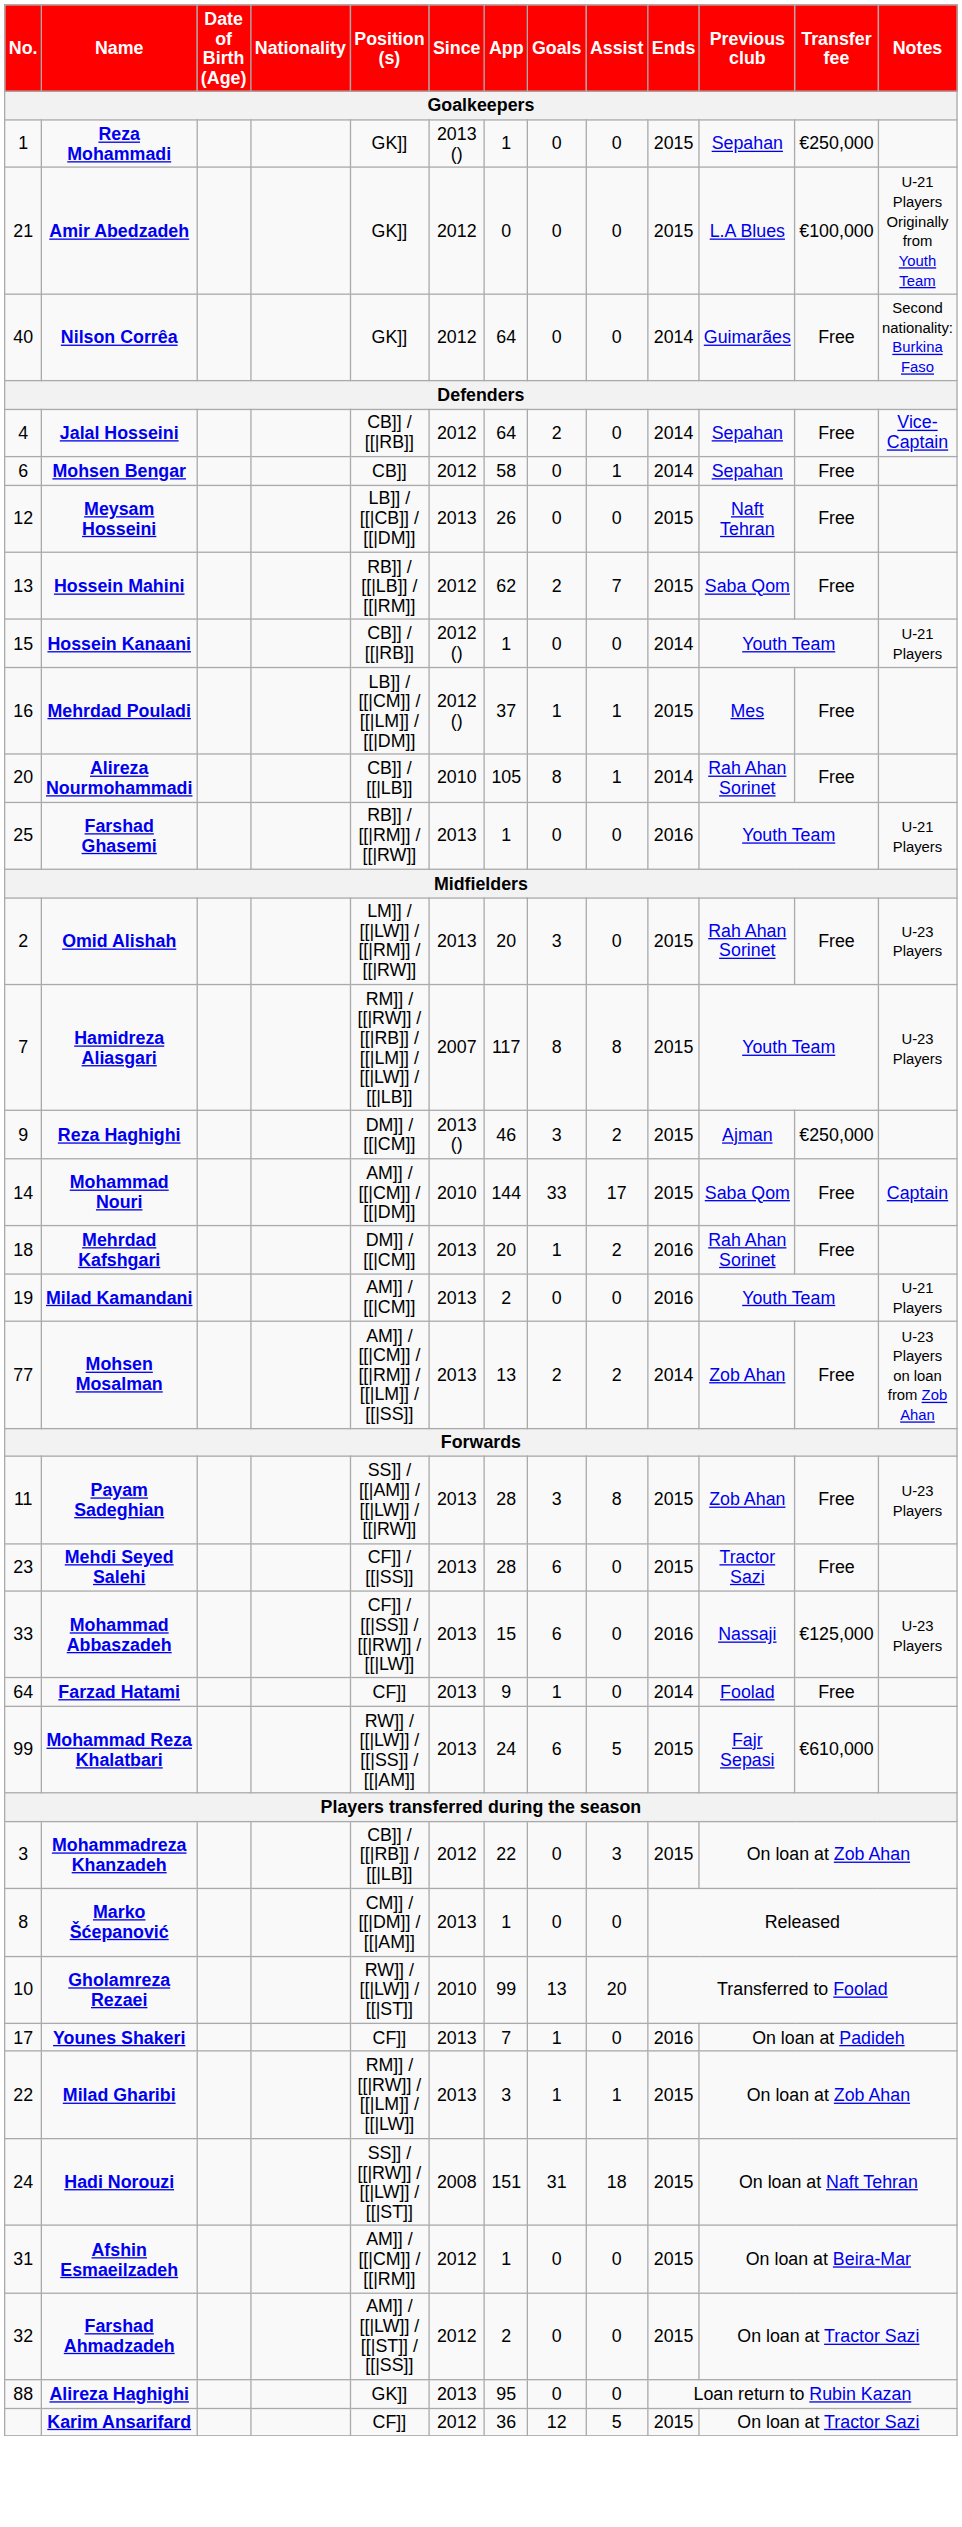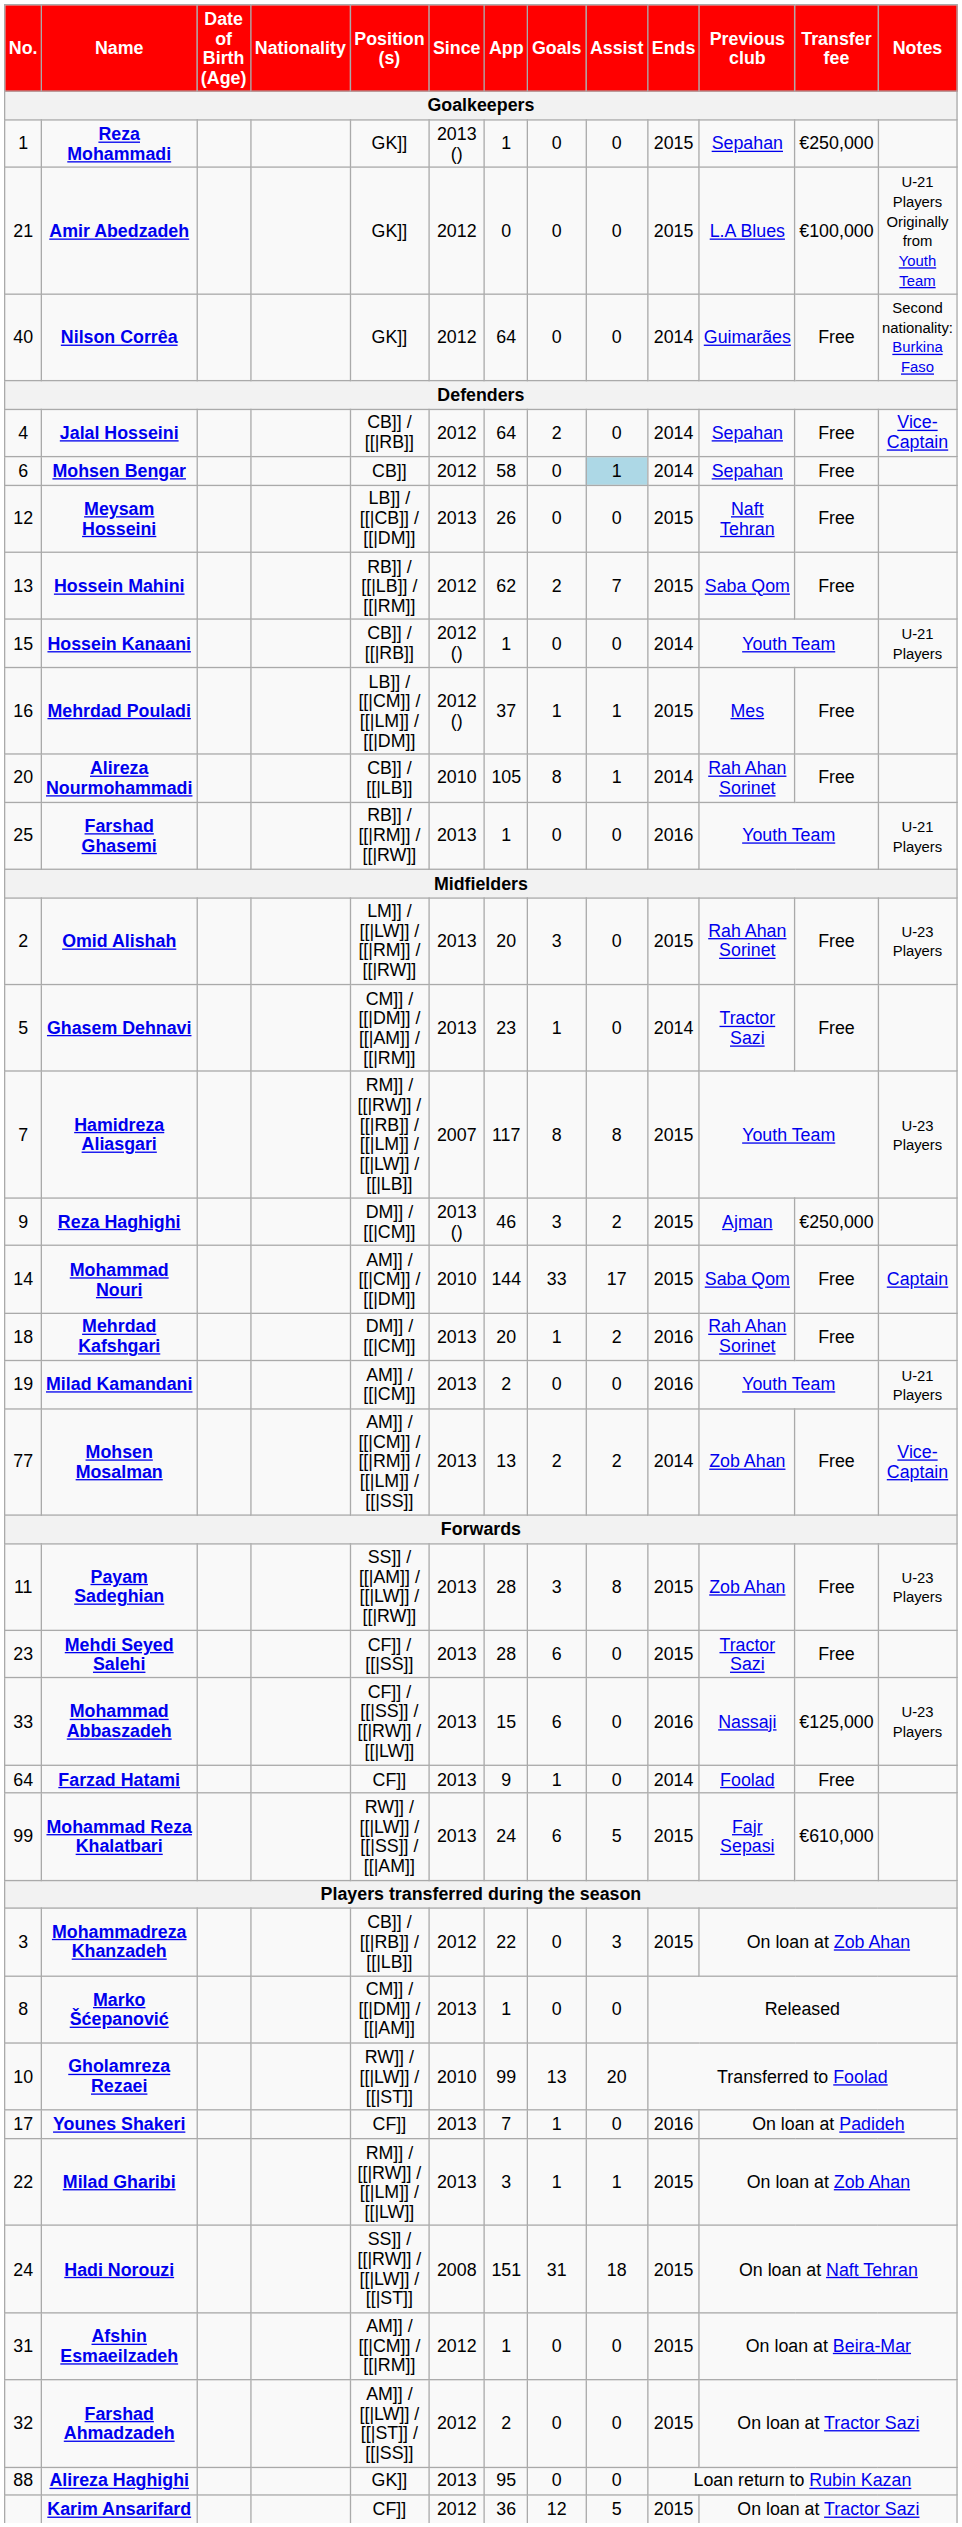(617, 470) no background -> (617, 470) lightblue background
+ row: (119, 1028)
(917, 1375) U-23 Players on loan from Zob Ahan -> (917, 1461) Vice-Captain
